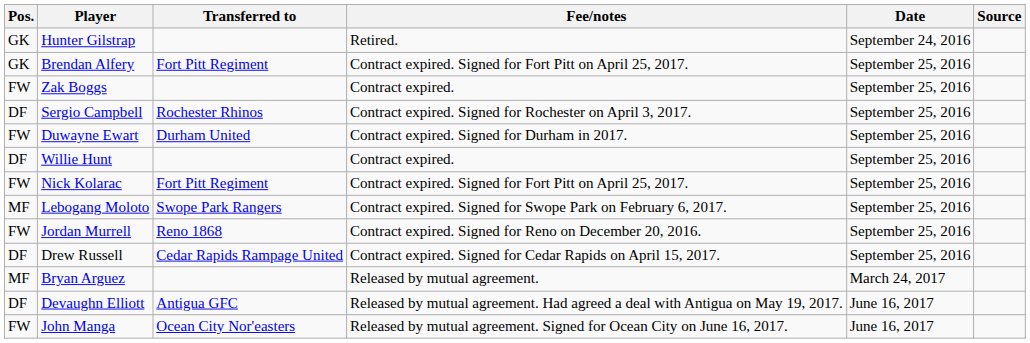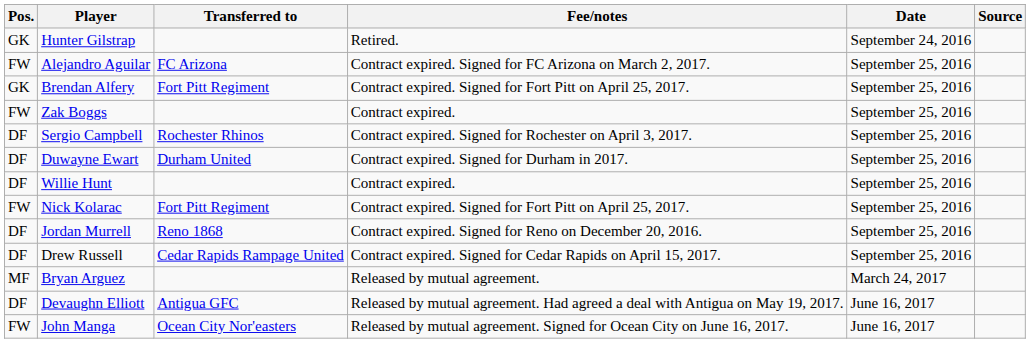+ row: (96, 64)
(19, 135) FW -> (18, 159) DF
- row: (95, 207)
(19, 231) FW -> (18, 231) DF
